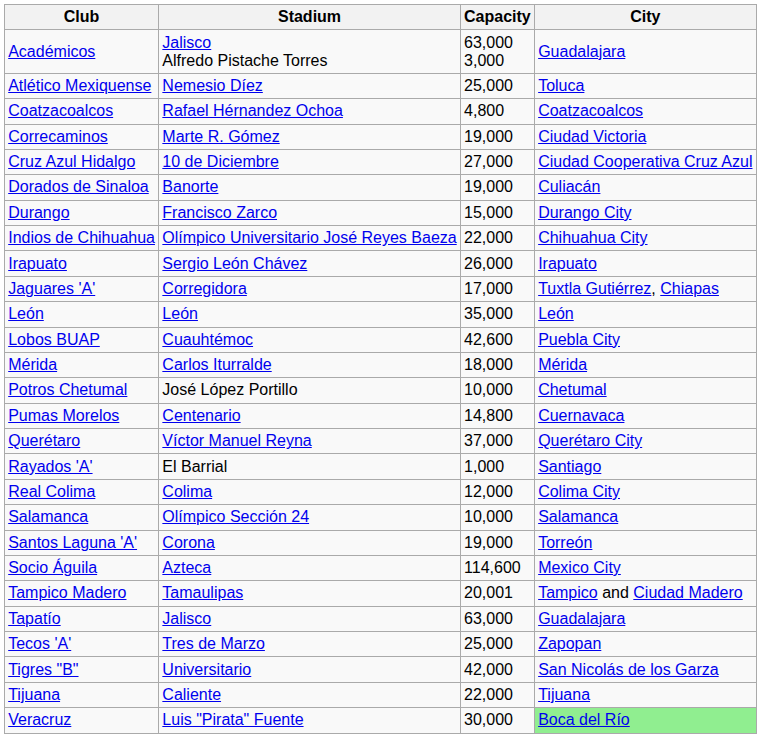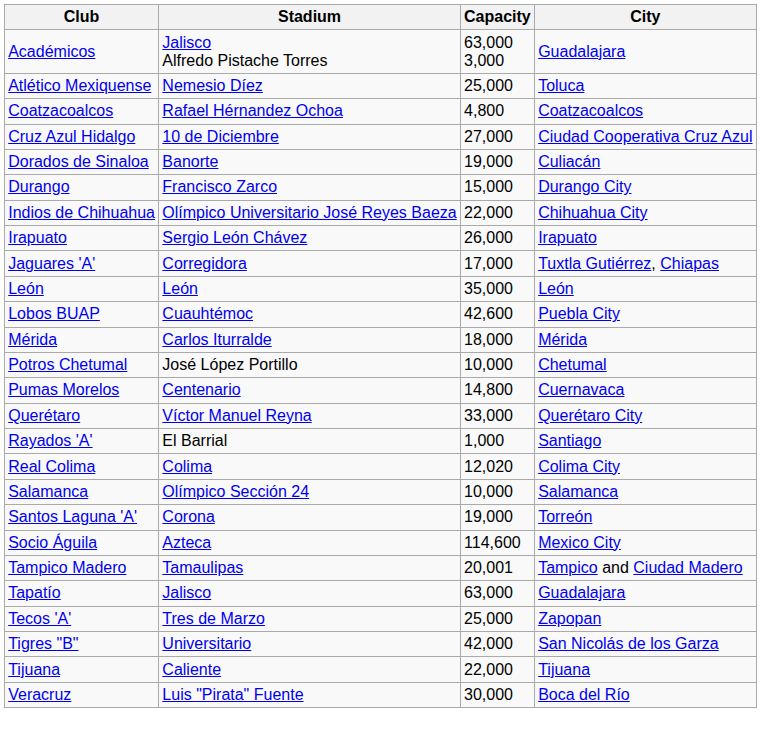- row: (58, 136)
(489, 441) 37,000 -> (489, 415) 33,000
(489, 491) 12,000 -> (489, 466) 12,020
(584, 720) lightgreen background -> (584, 694) no background
